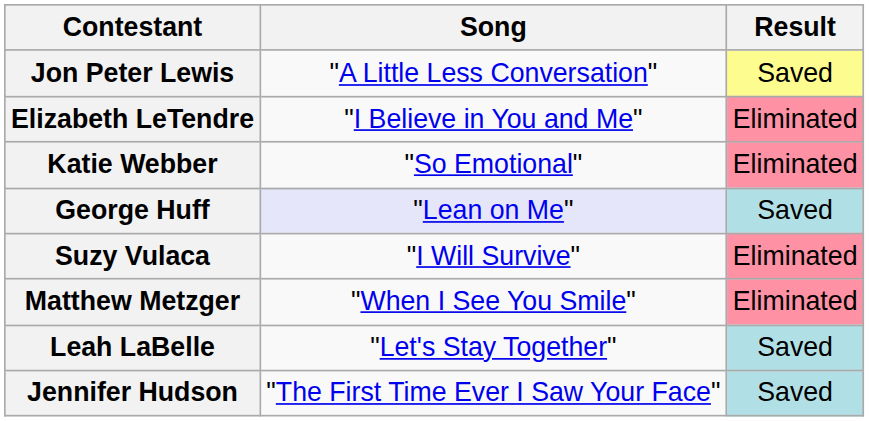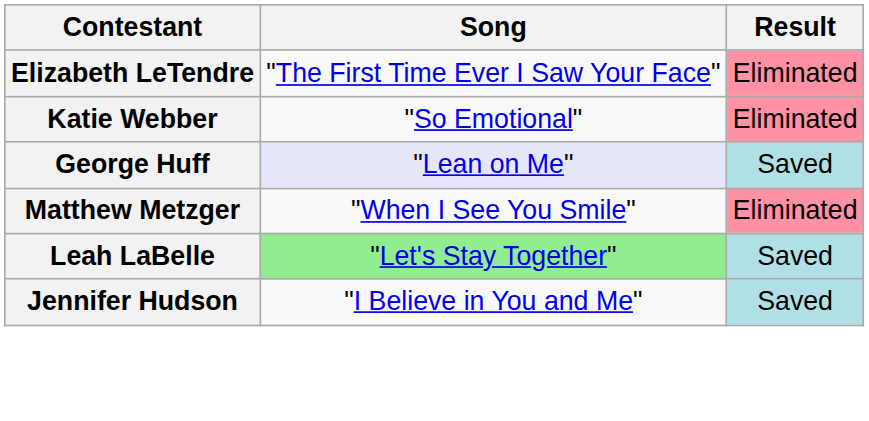- row: (132, 73)
(493, 118) "I Believe in You and Me" -> (493, 73) "The First Time Ever I Saw Your Face"
- row: (132, 255)
(493, 347) no background -> (493, 255) lightgreen background
(493, 393) "The First Time Ever I Saw Your Face" -> (493, 301) "I Believe in You and Me"
